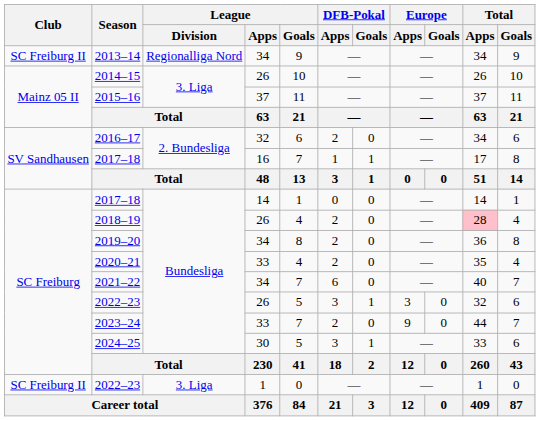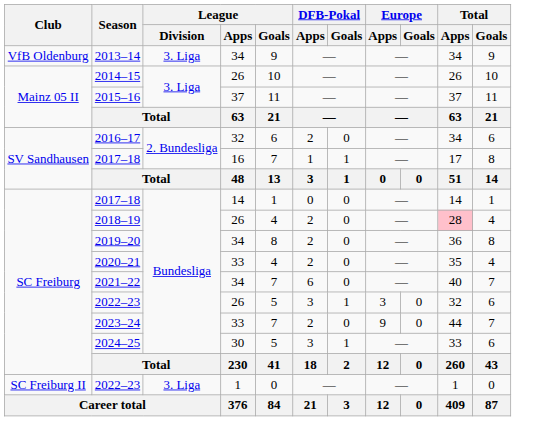(48, 55) SC Freiburg II -> (48, 55) VfB Oldenburg
(194, 55) Regionalliga Nord -> (182, 55) 3. Liga
